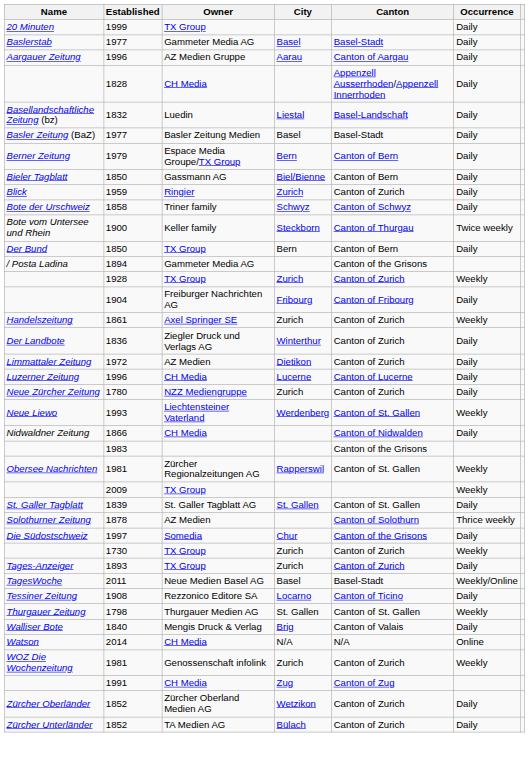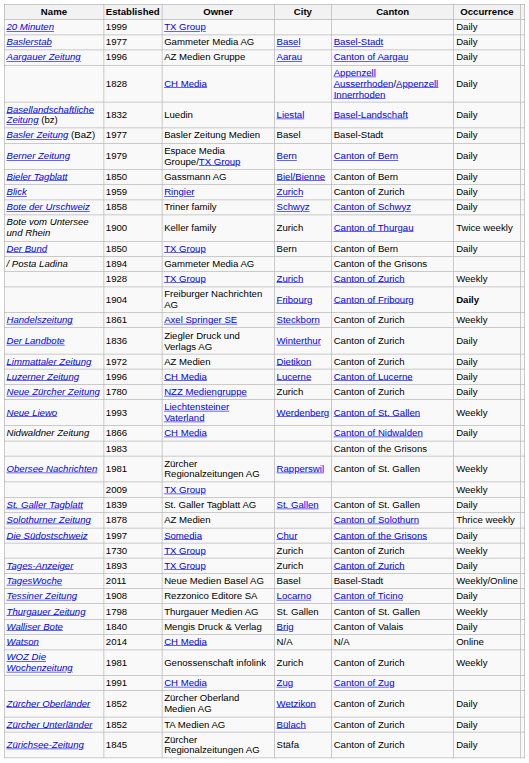(298, 228) Steckborn -> (290, 228) Zurich
(467, 299) normal -> (468, 299) bold
(290, 320) Zurich -> (298, 320) Steckborn
+ row: (45, 745)
